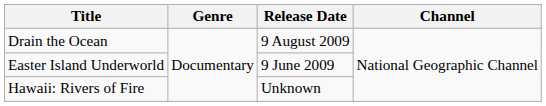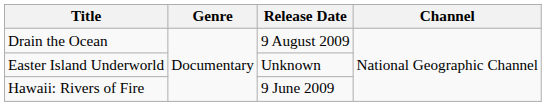(298, 64) 9 June 2009 -> (291, 64) Unknown
(291, 88) Unknown -> (298, 88) 9 June 2009
